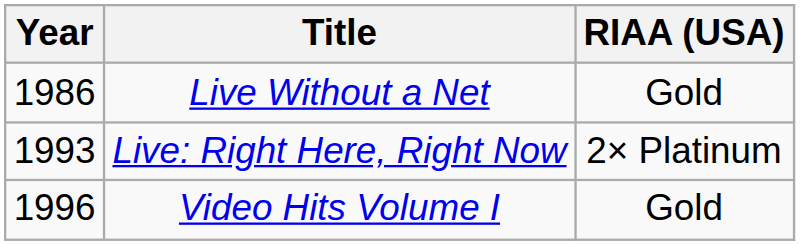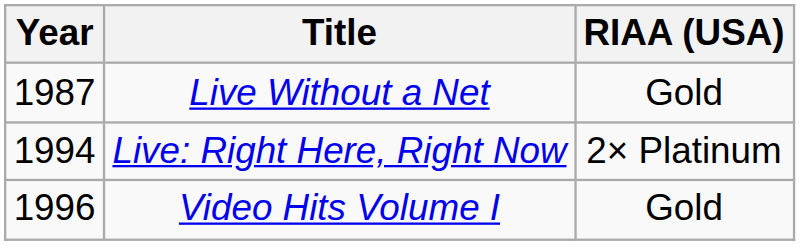(55, 92) 1986 -> (55, 92) 1987
(55, 150) 1993 -> (55, 150) 1994
